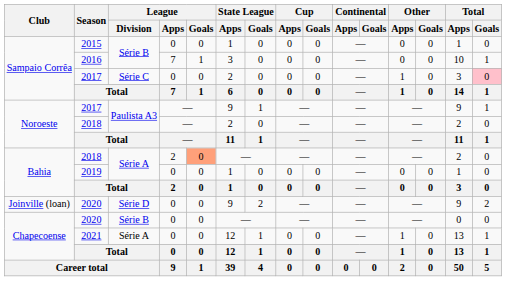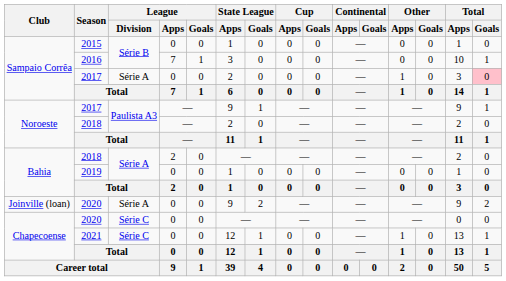(134, 76) Série C -> (134, 76) Série A
(201, 156) lightsalmon background -> (201, 156) no background
(134, 204) Série D -> (134, 204) Série A
(134, 220) Série B -> (134, 220) Série C
(134, 236) Série A -> (134, 236) Série C
